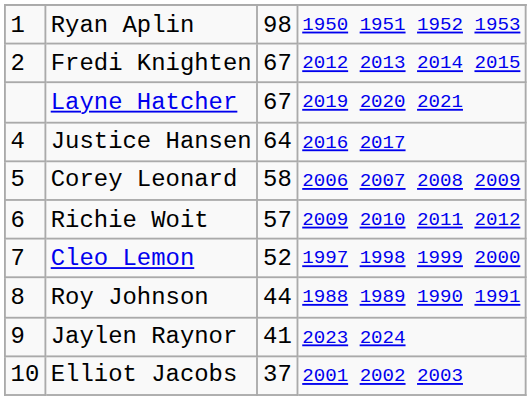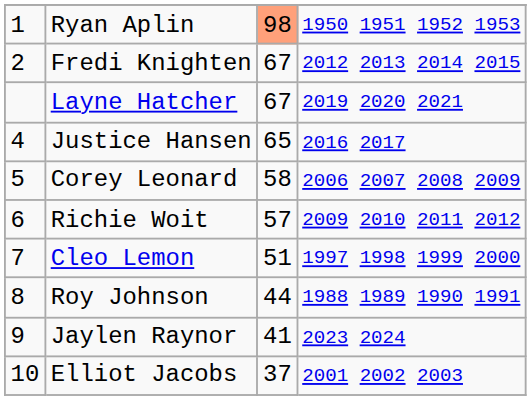(277, 24) no background -> (277, 24) lightsalmon background
(277, 141) 64 -> (277, 141) 65
(277, 258) 52 -> (277, 258) 51
